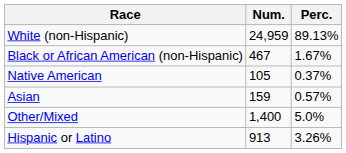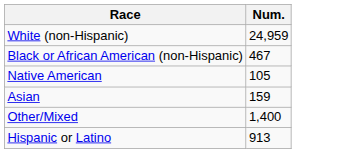- column: (316, 14)
